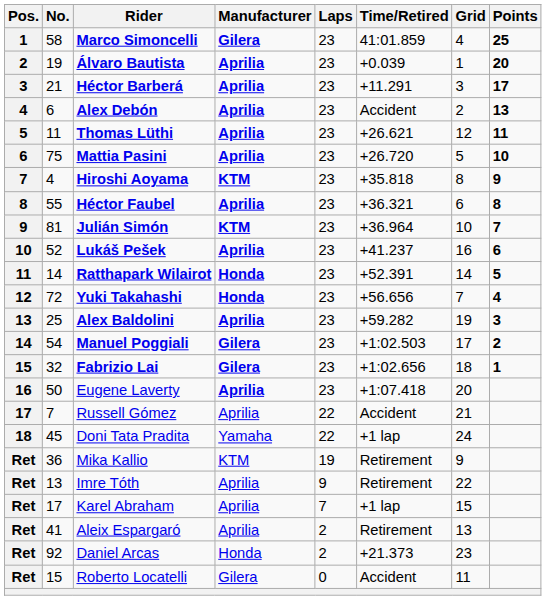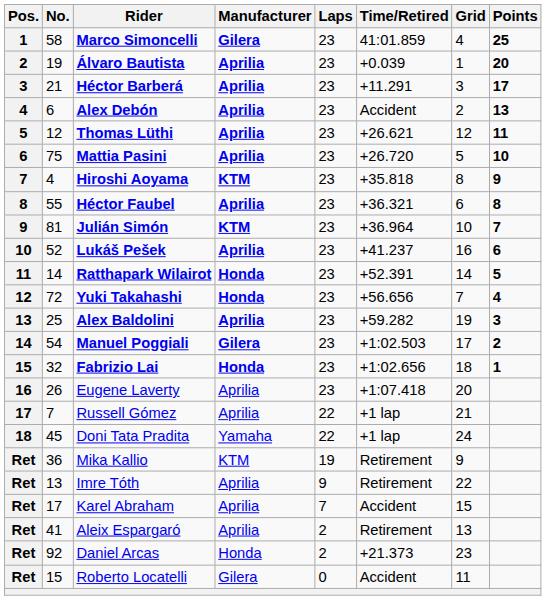(54, 133) 11 -> (54, 133) 12
(239, 366) Gilera -> (241, 366) Honda
(54, 390) 50 -> (54, 390) 26
(241, 390) bold -> (239, 390) normal
(388, 413) Accident -> (380, 413) +1 lap
(380, 506) +1 lap -> (388, 506) Accident
